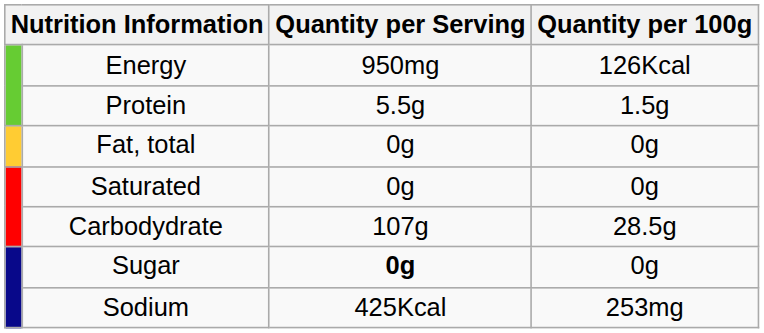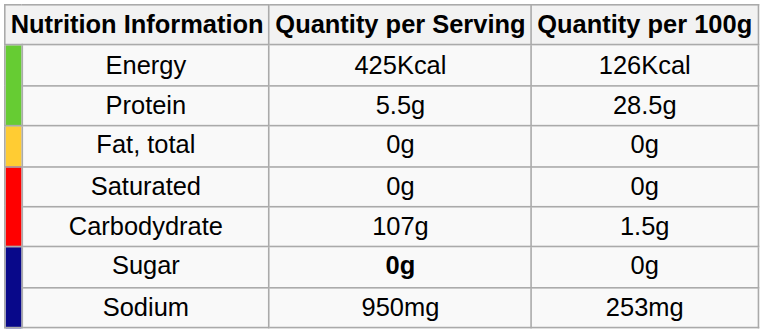(400, 65) 950mg -> (400, 65) 425Kcal
(645, 105) 1.5g -> (645, 105) 28.5g
(645, 226) 28.5g -> (645, 226) 1.5g
(400, 307) 425Kcal -> (400, 307) 950mg
